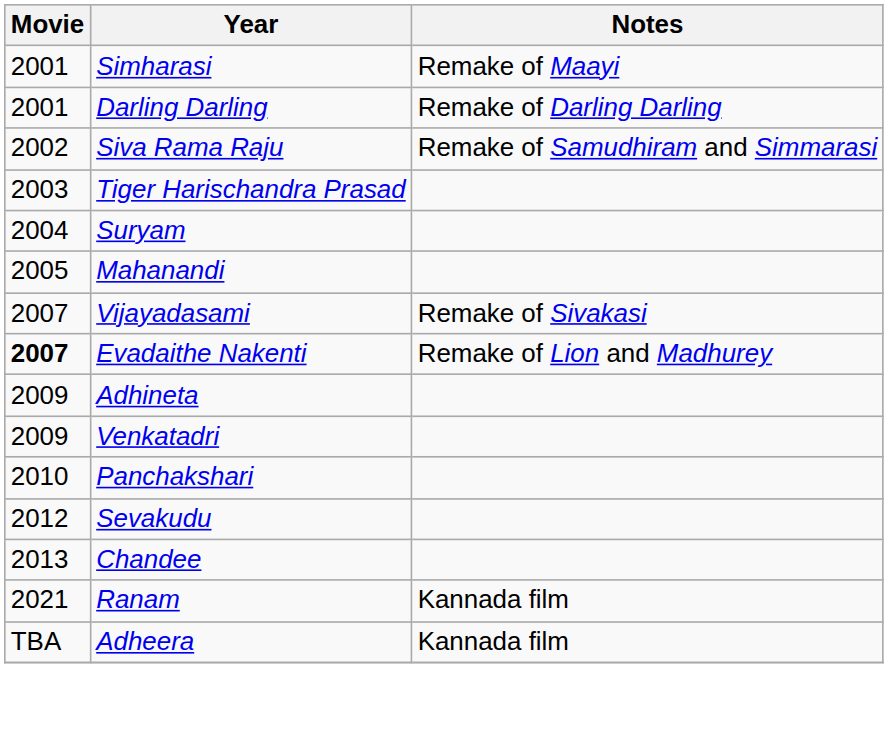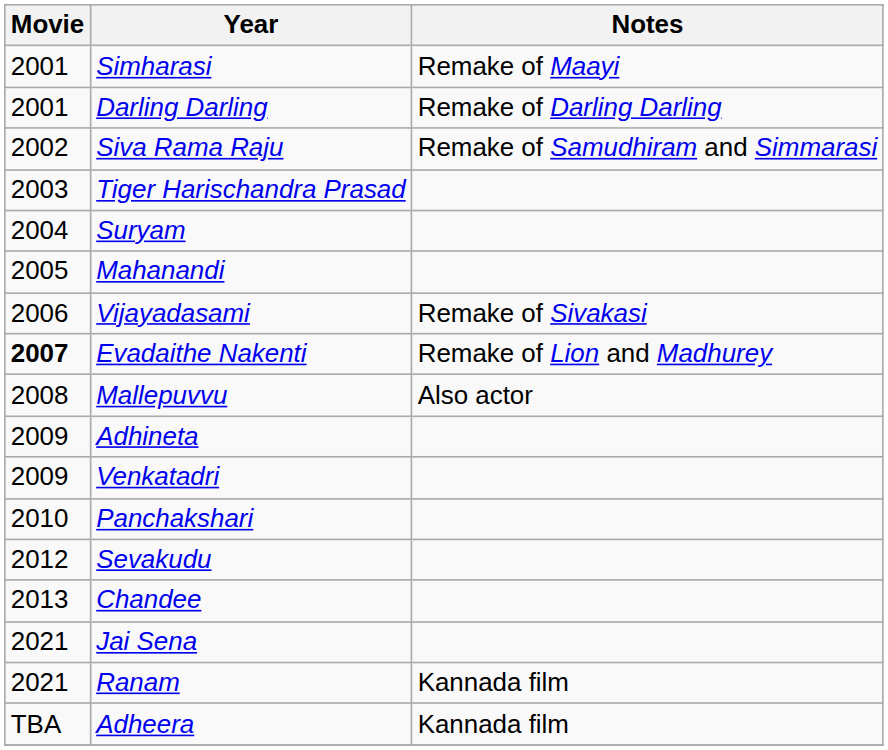(40, 312) 2007 -> (40, 312) 2006
+ row: (162, 395)
+ row: (147, 641)
